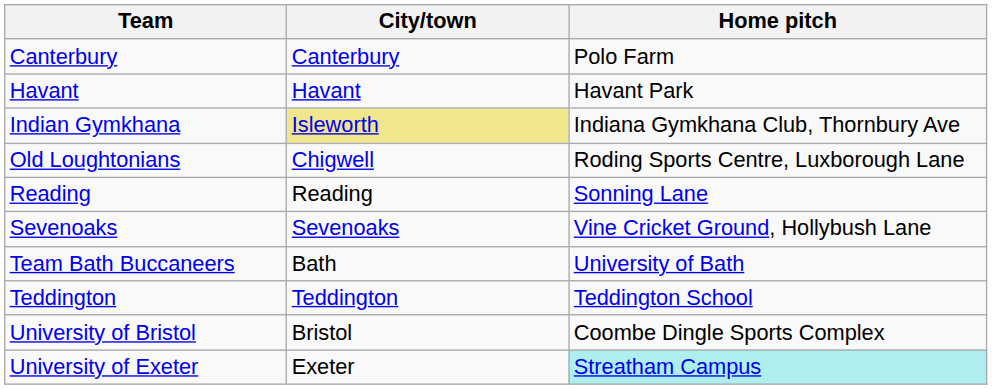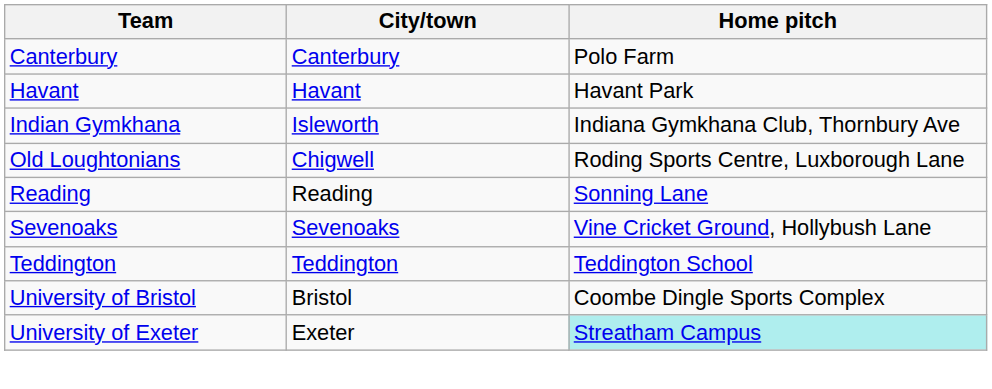(335, 125) khaki background -> (335, 125) no background
- row: (122, 263)
